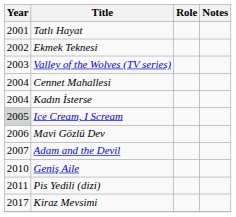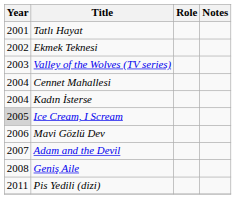(18, 168) 2010 -> (18, 168) 2008
- row: (66, 202)
